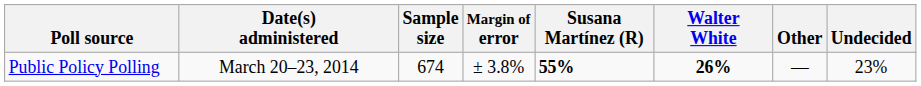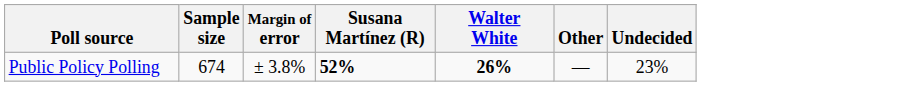- column: (289, 28)
(556, 66) 55% -> (337, 66) 52%
